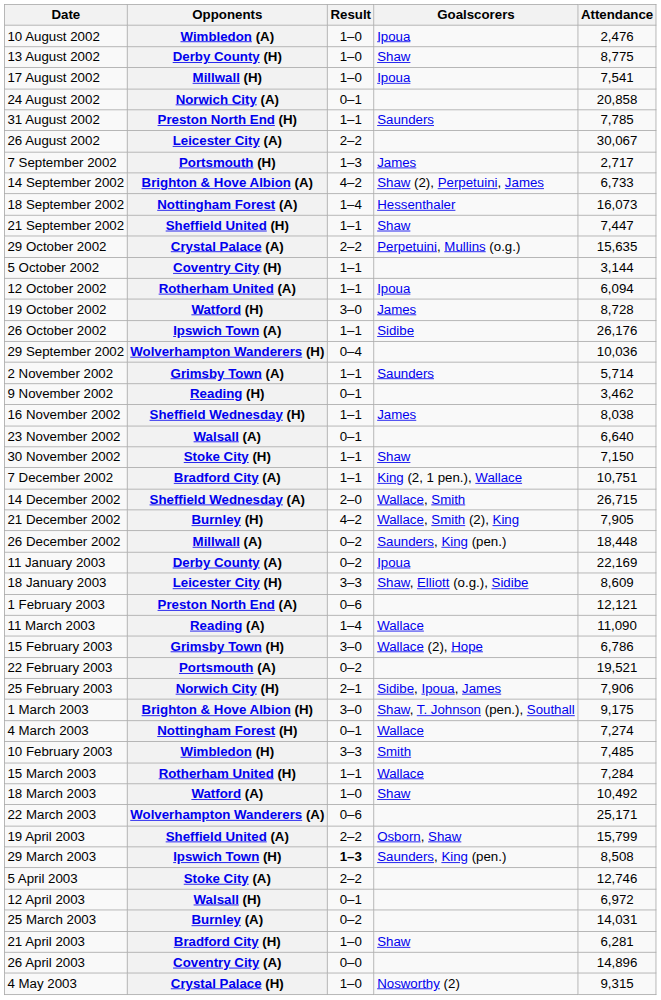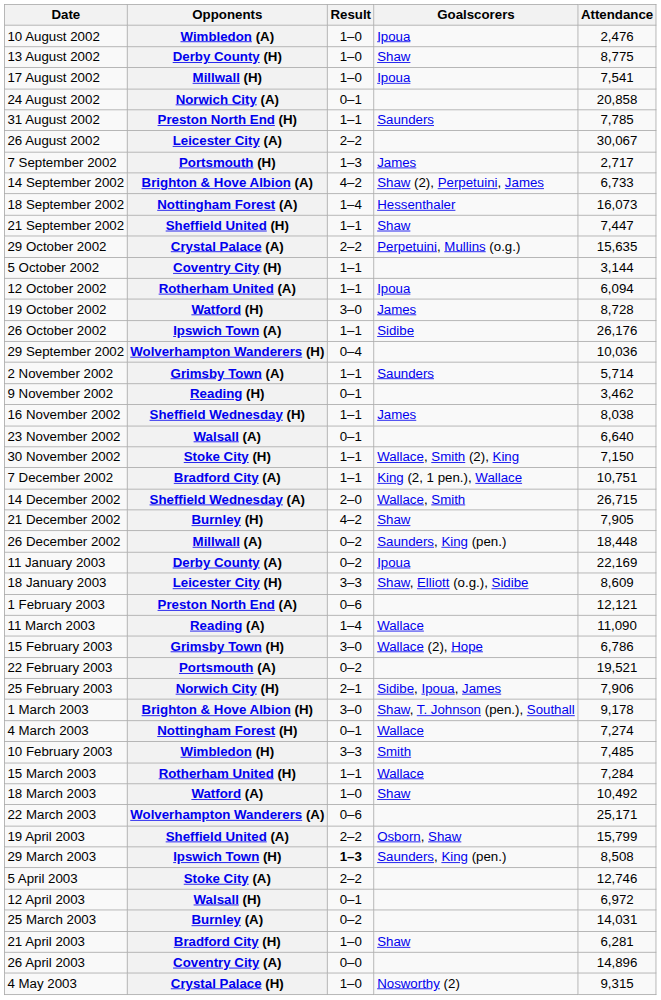(394, 457) Shaw -> (448, 457) Wallace, Smith (2), King
(448, 520) Wallace, Smith (2), King -> (394, 520) Shaw
(617, 710) 9,175 -> (617, 710) 9,178
